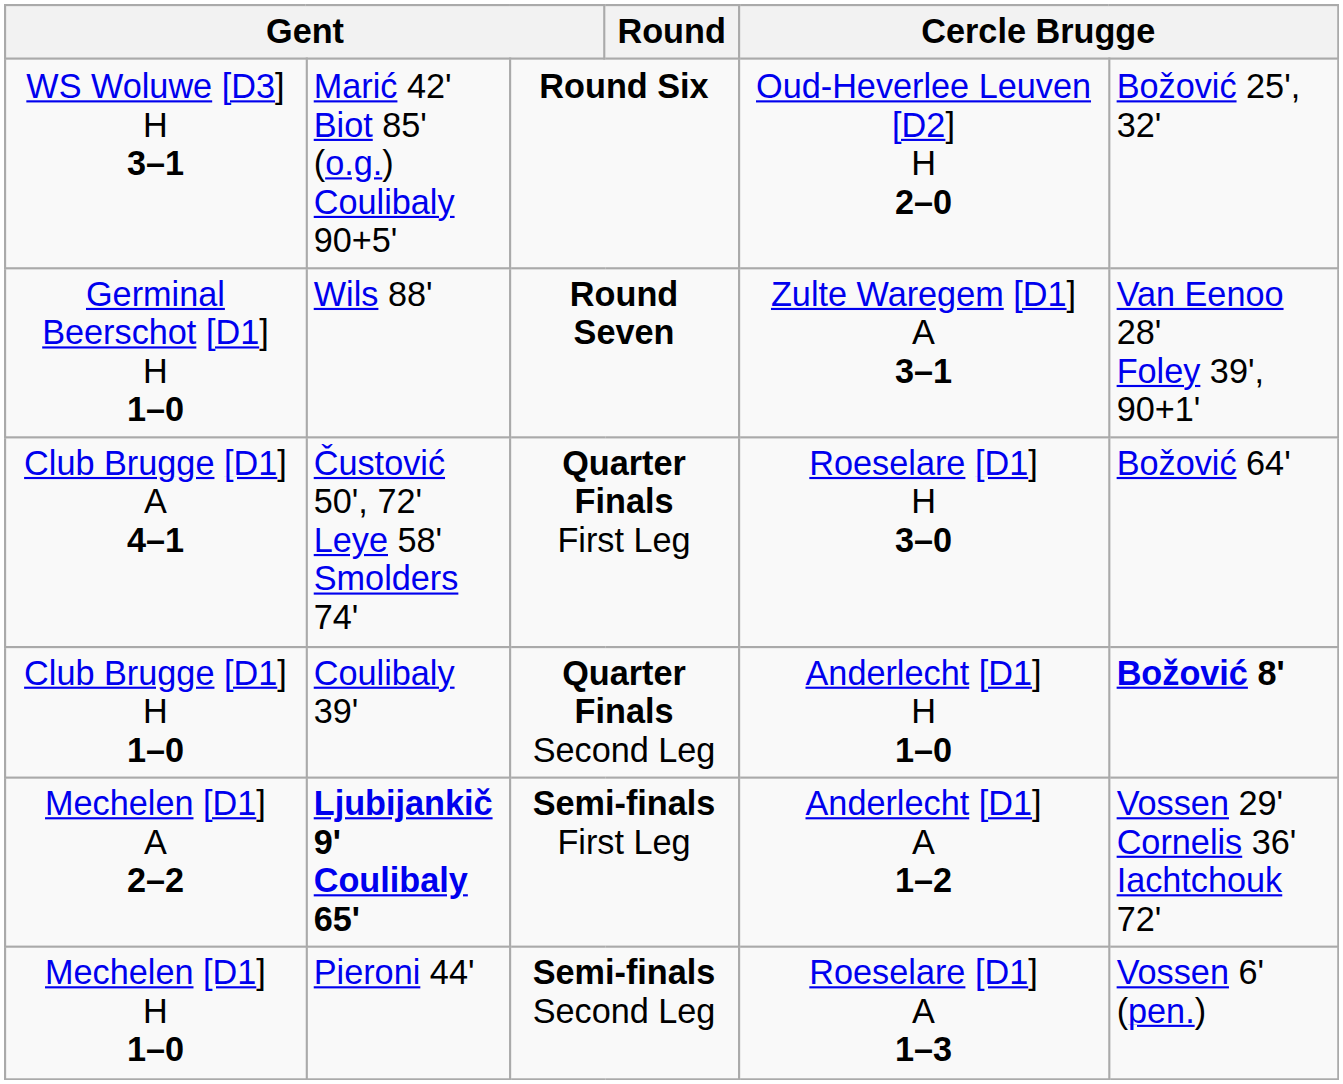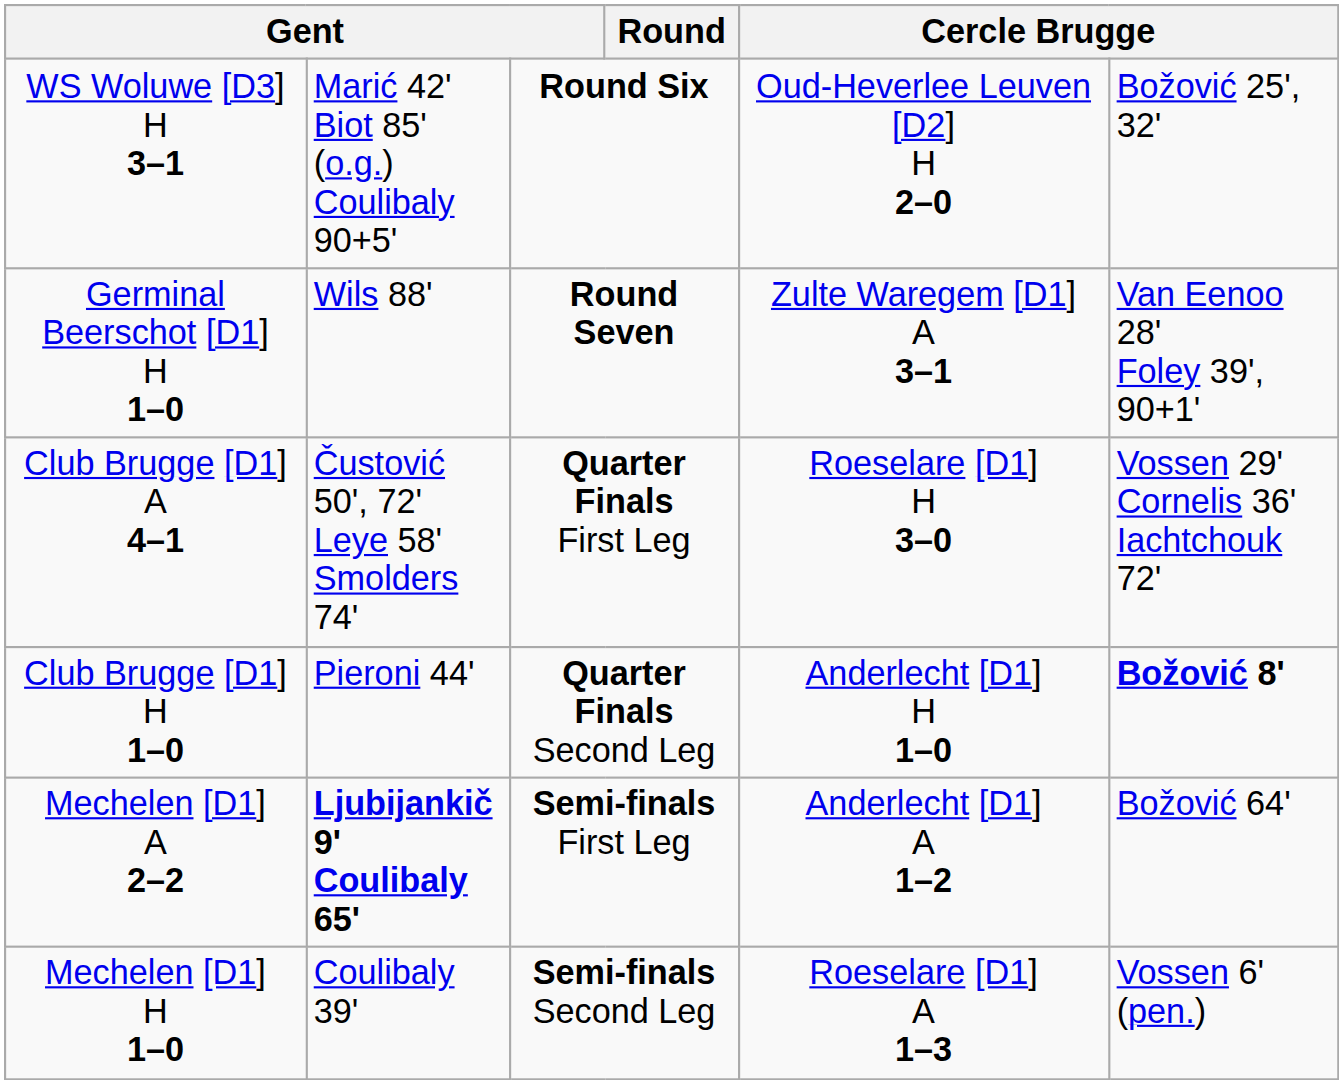(1204, 464) Božović 64' -> (1206, 521) Vossen 29' Cornelis 36' Iachtchouk 72'
(384, 691) Coulibaly 39' -> (394, 672) Pieroni 44'
(1206, 861) Vossen 29' Cornelis 36' Iachtchouk 72' -> (1204, 803) Božović 64'
(394, 973) Pieroni 44' -> (384, 993) Coulibaly 39'
